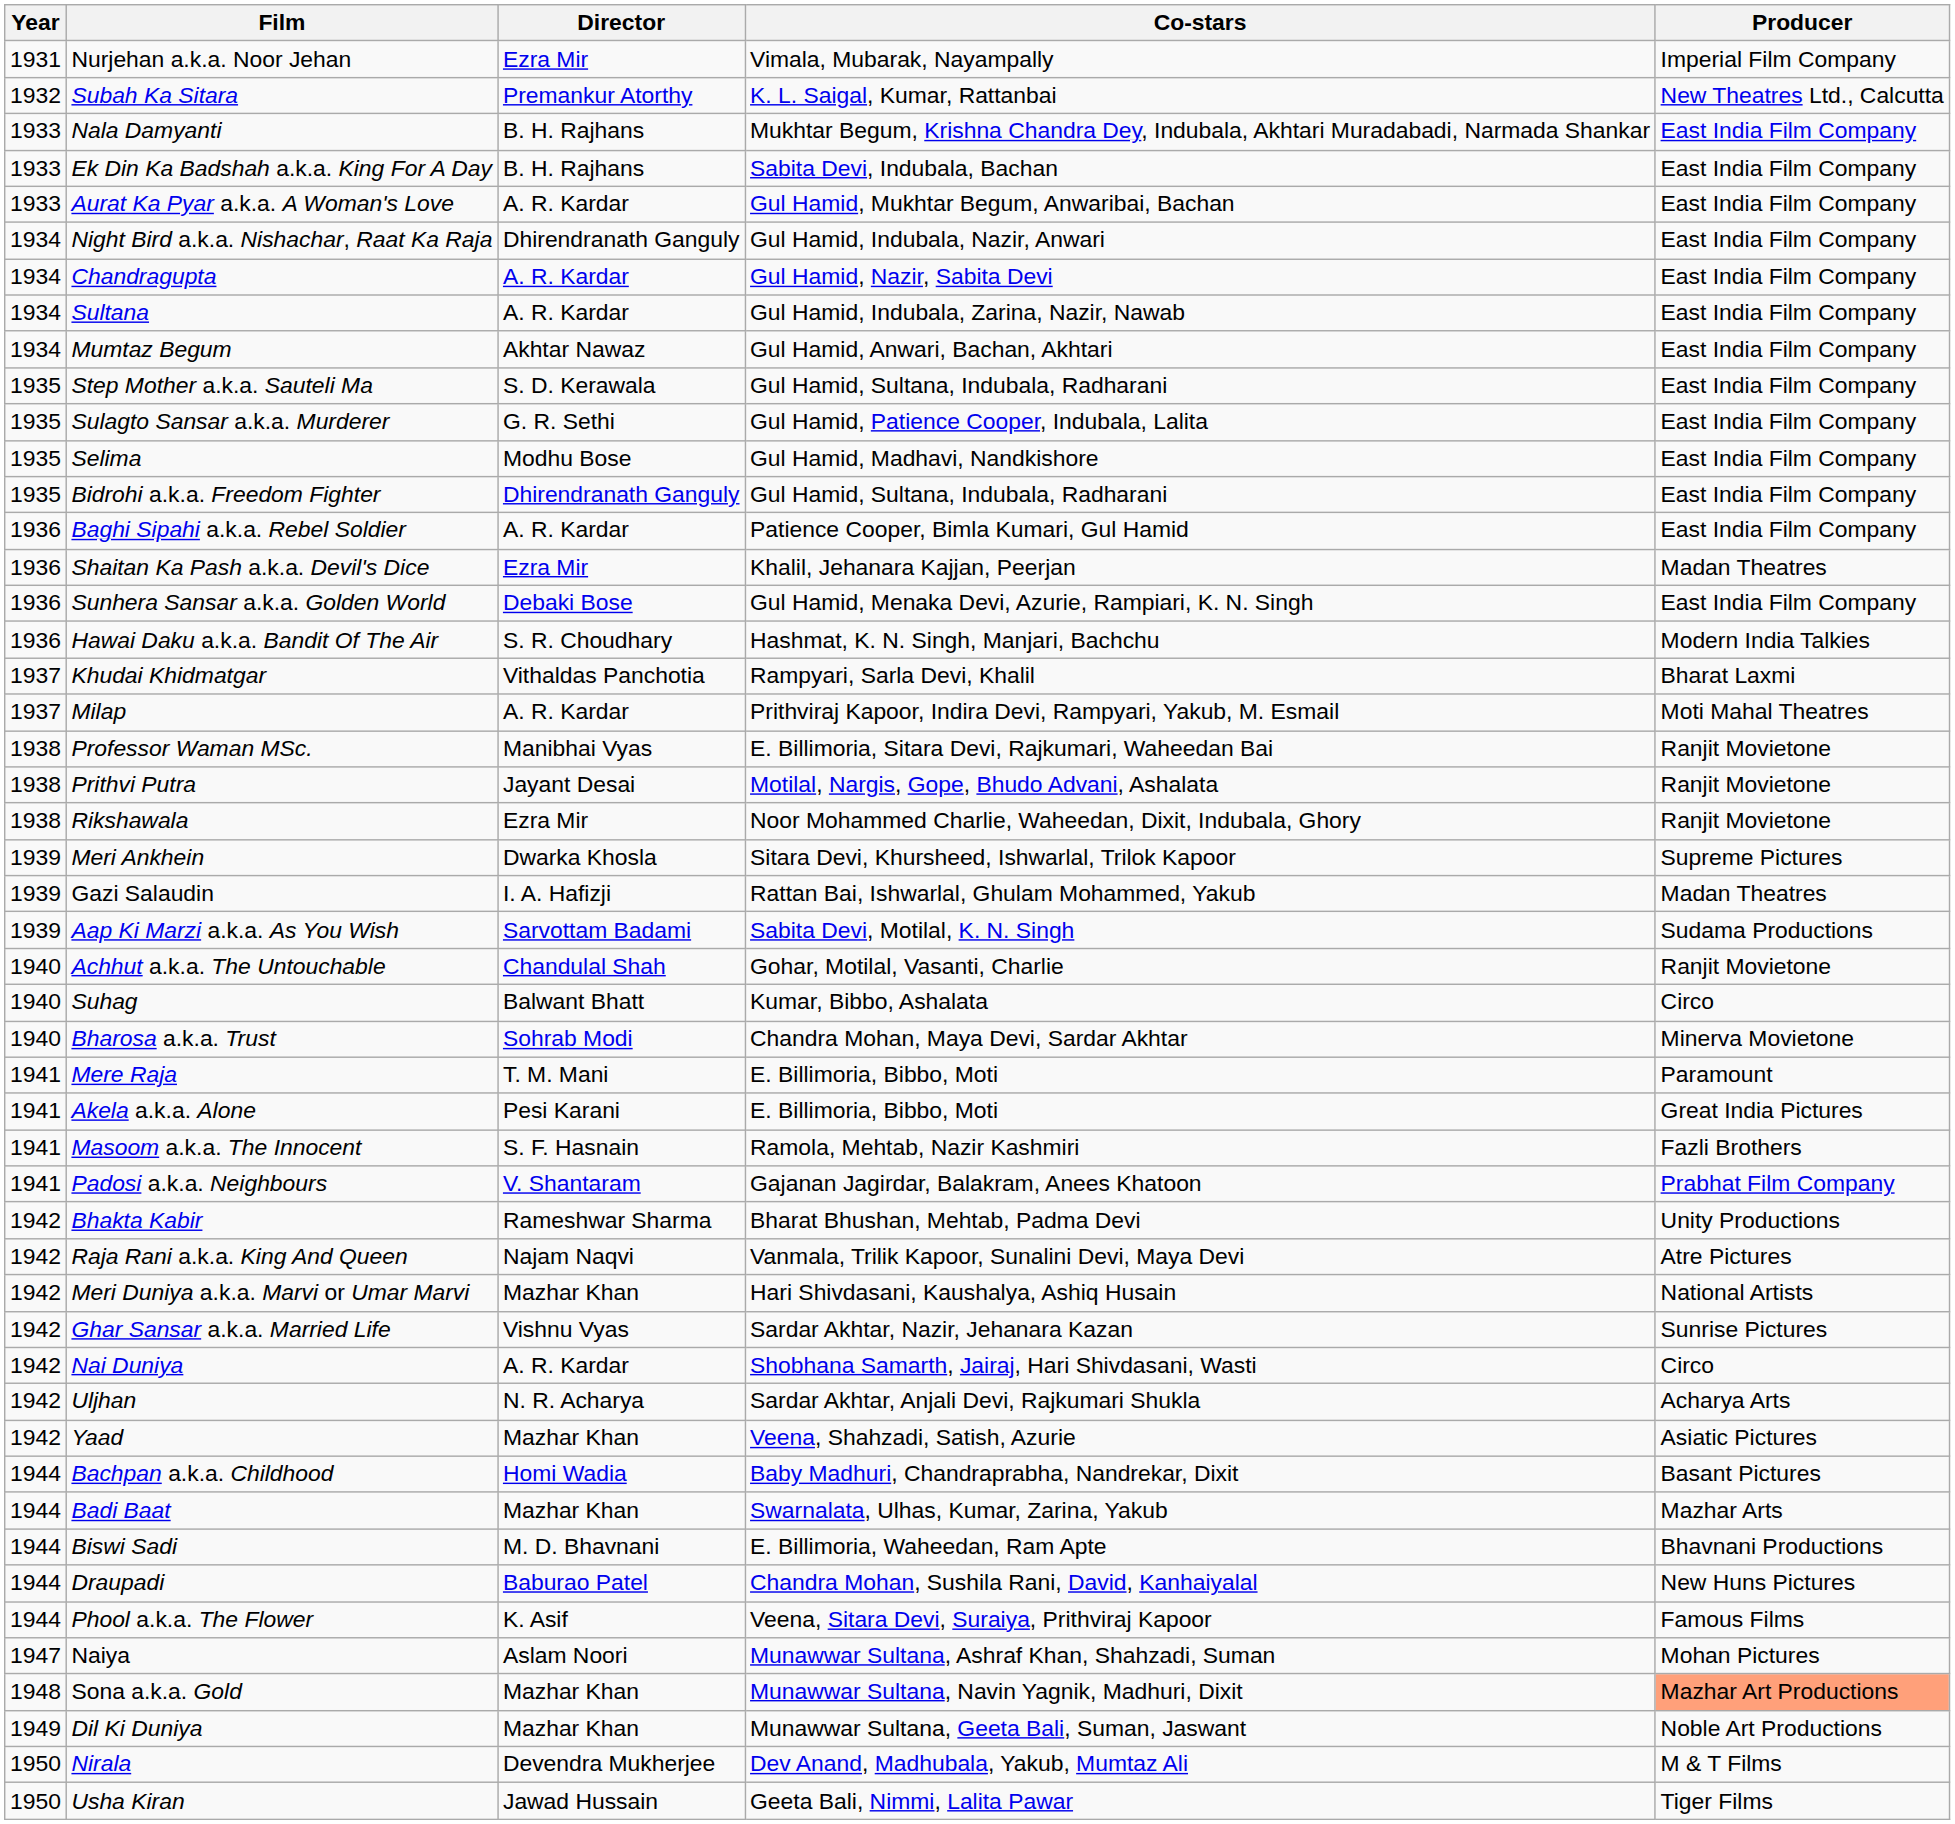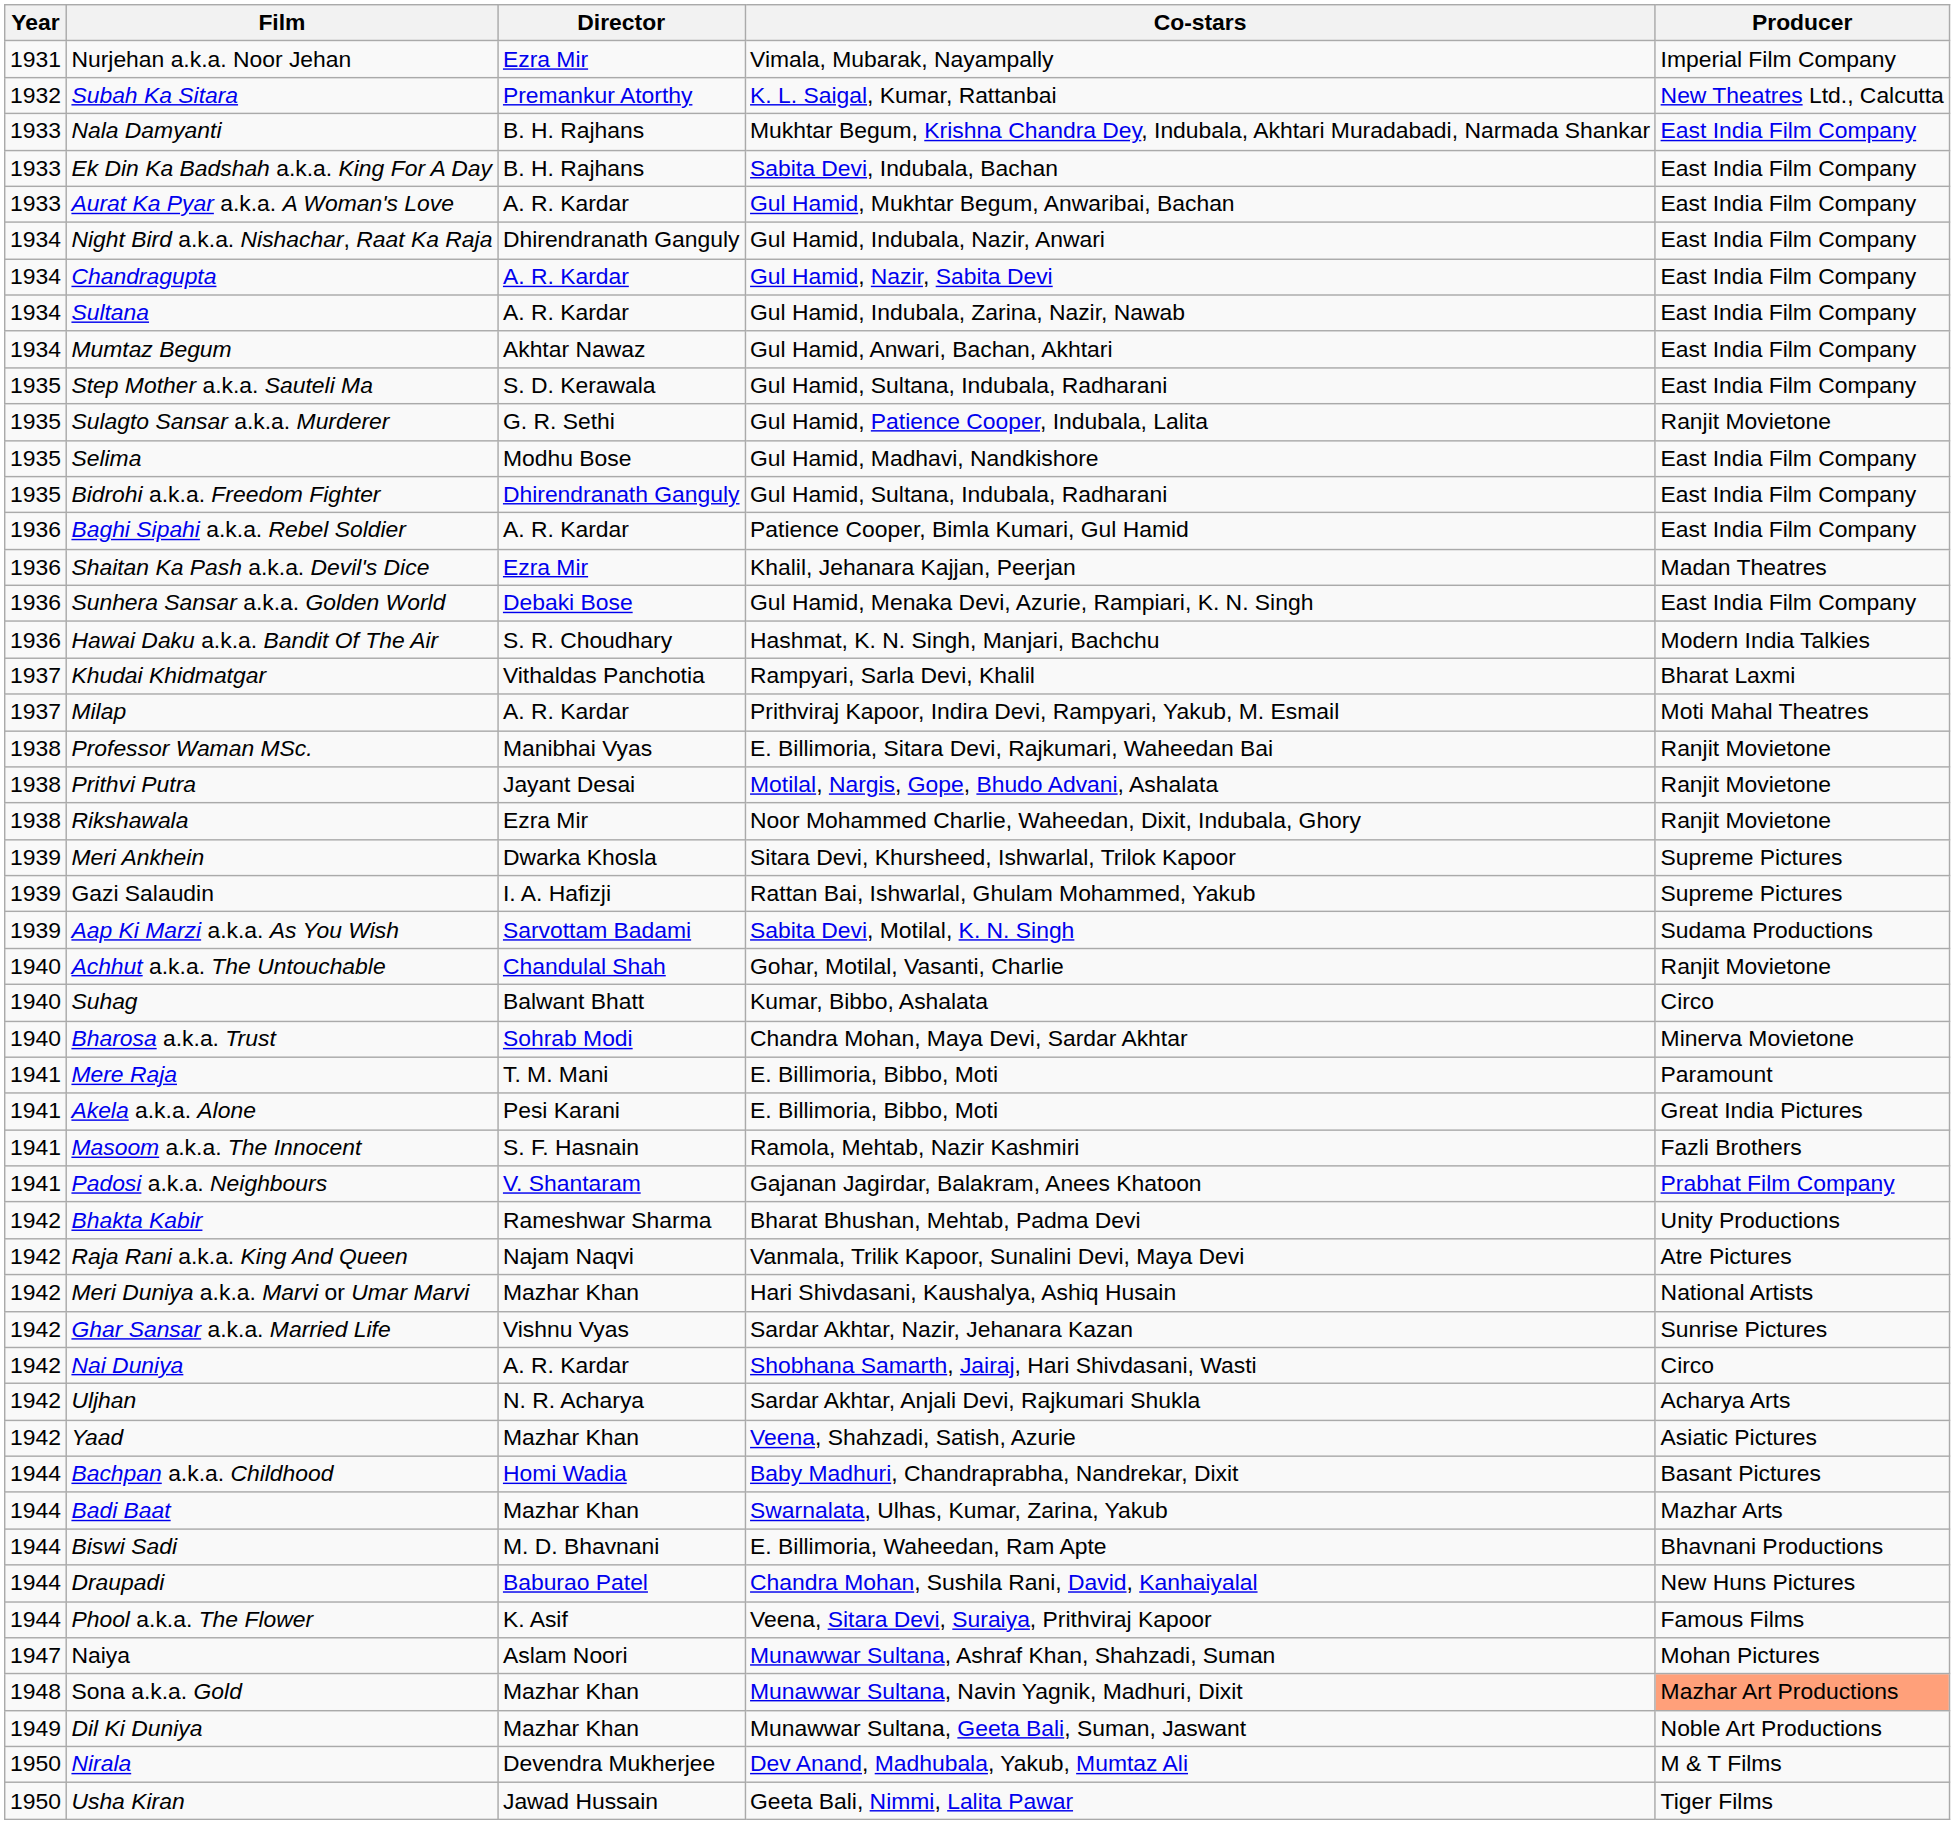(1788, 421) East India Film Company -> (1746, 421) Ranjit Movietone
(1744, 893) Madan Theatres -> (1752, 893) Supreme Pictures
